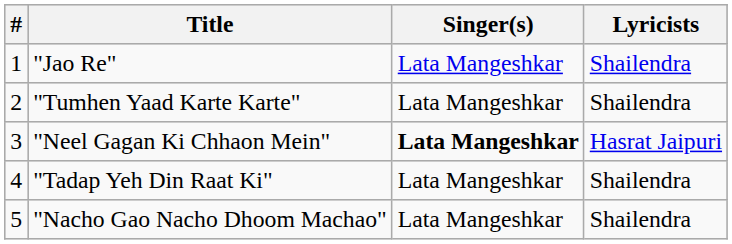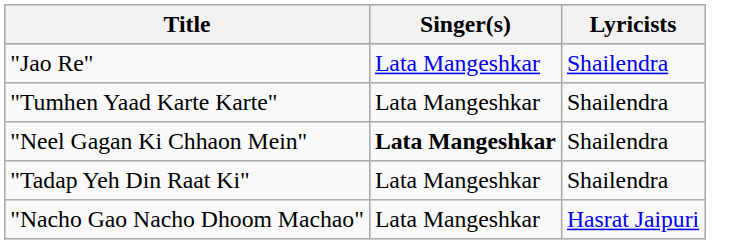- column: (16, 24)
(656, 141) Hasrat Jaipuri -> (618, 141) Shailendra
(640, 219) Shailendra -> (633, 219) Hasrat Jaipuri
